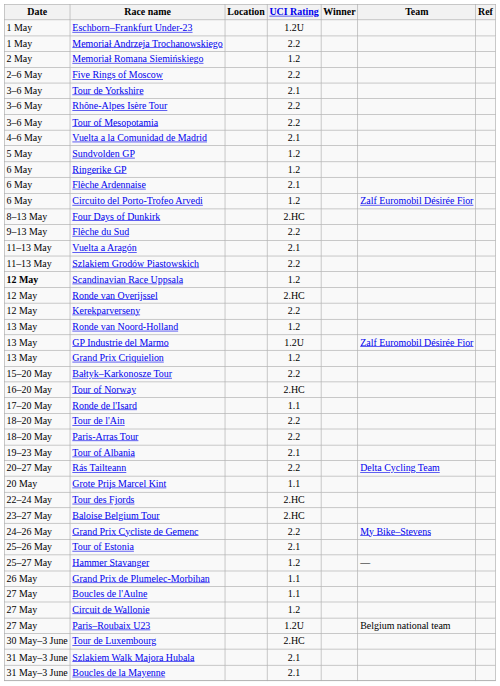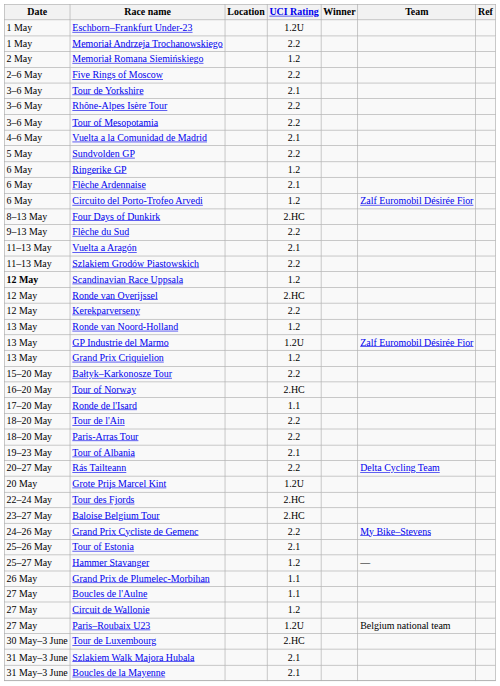(294, 153) 1.2 -> (294, 153) 2.2
(294, 484) 1.1 -> (294, 484) 1.2U
